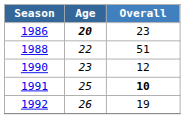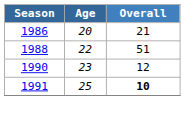(85, 32) bold -> (85, 32) normal
(143, 32) 23 -> (143, 32) 21
- row: (34, 105)
